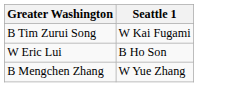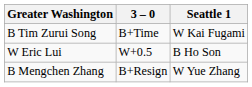+ column: (143, 14)
